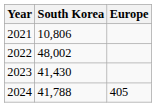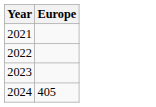- column: (71, 14)
